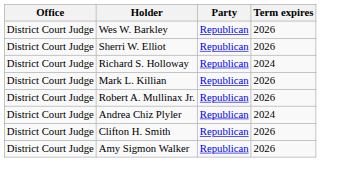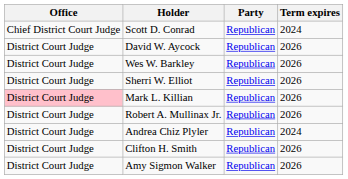+ row: (160, 30)
+ row: (163, 47)
- row: (144, 64)
(50, 81) no background -> (50, 98) pink background
